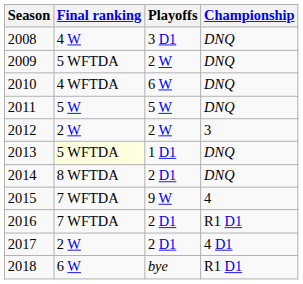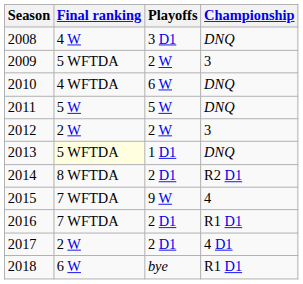(219, 61) DNQ -> (208, 61) 3
(219, 175) DNQ -> (223, 175) R2 D1
